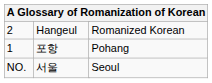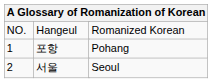(10, 30) 2 -> (17, 30) NO.
(17, 67) NO. -> (10, 67) 2
